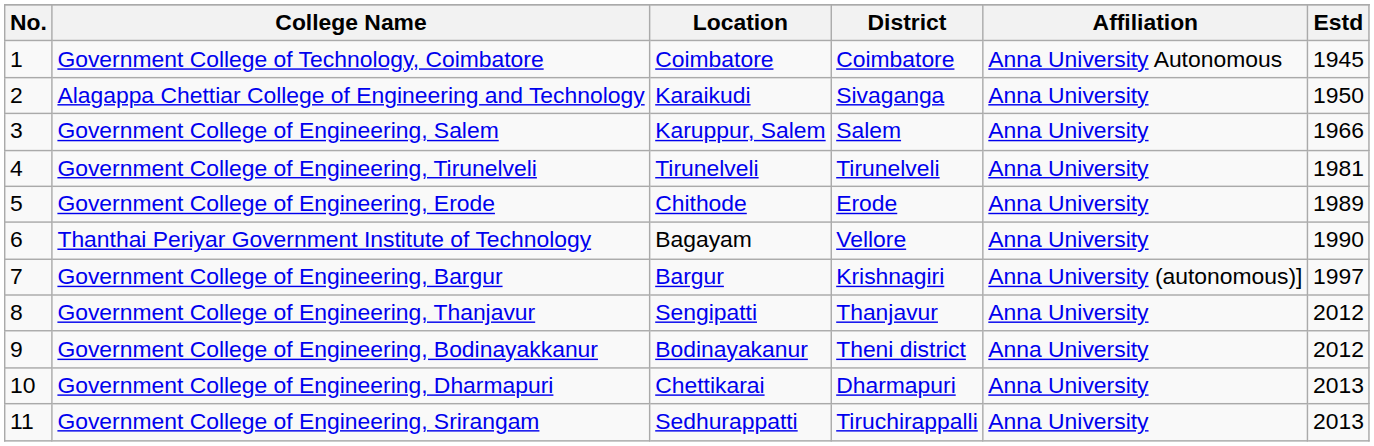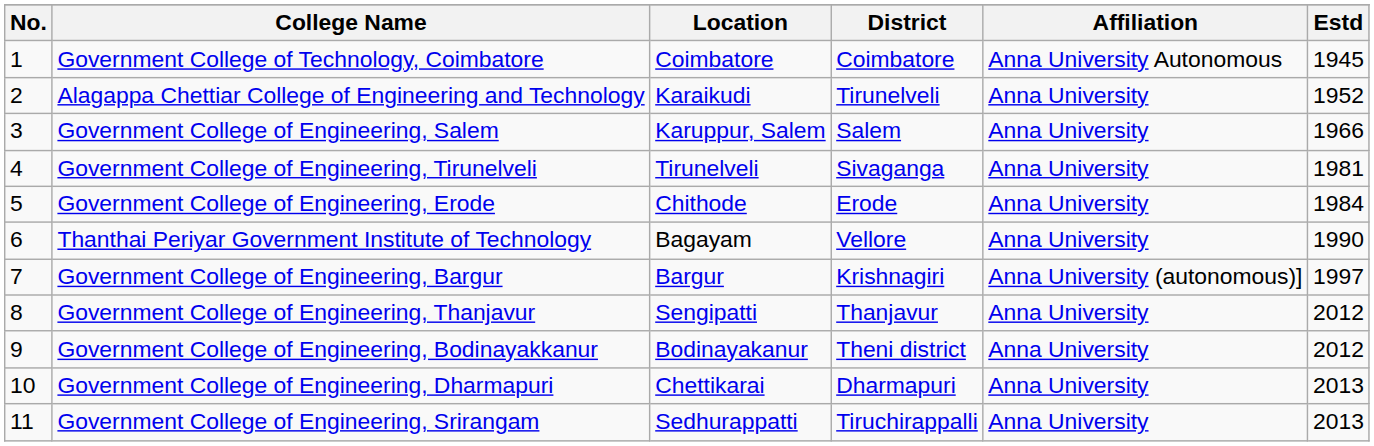(890, 95) Sivaganga -> (888, 95) Tirunelveli
(1338, 95) 1950 -> (1338, 95) 1952
(888, 167) Tirunelveli -> (890, 167) Sivaganga
(1338, 204) 1989 -> (1338, 204) 1984
